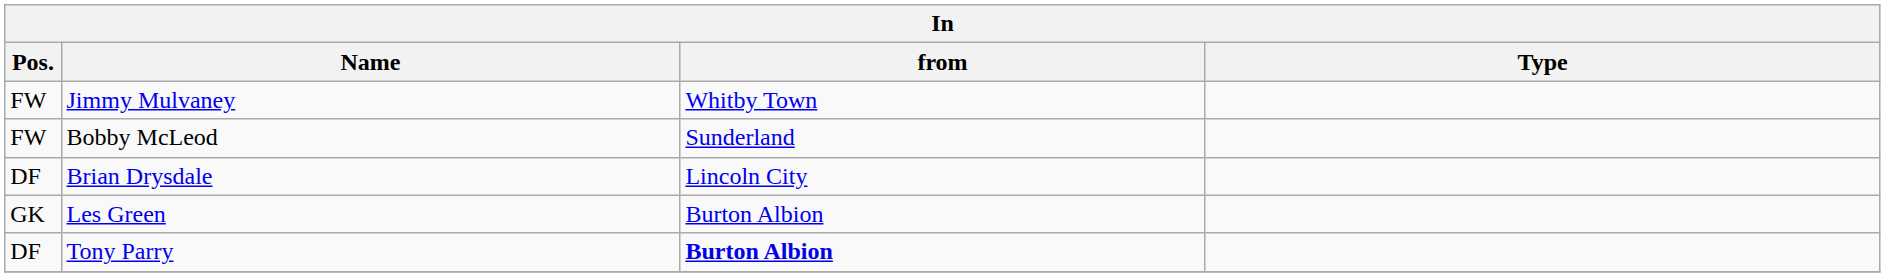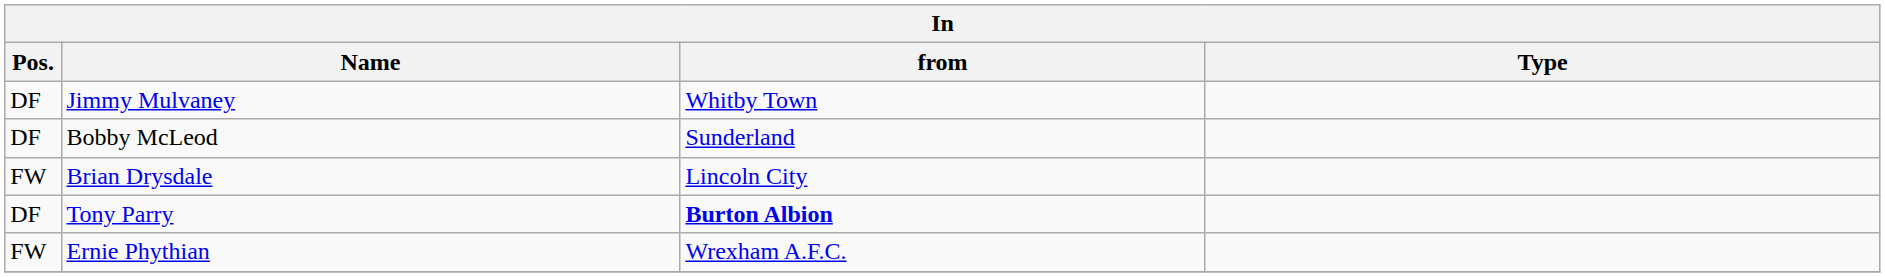(28, 99) FW -> (26, 99) DF
(28, 137) FW -> (26, 137) DF
(26, 175) DF -> (28, 175) FW
- row: (116, 213)
+ row: (138, 251)
